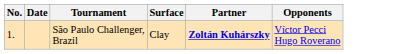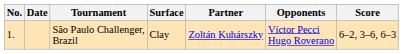+ column: (368, 12)
(229, 35) bold -> (226, 35) normal
